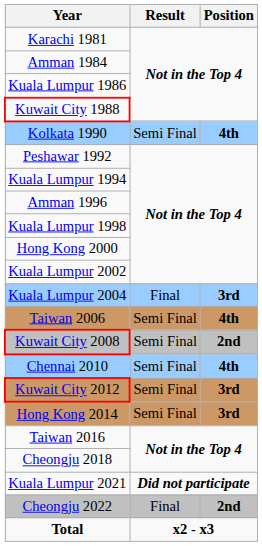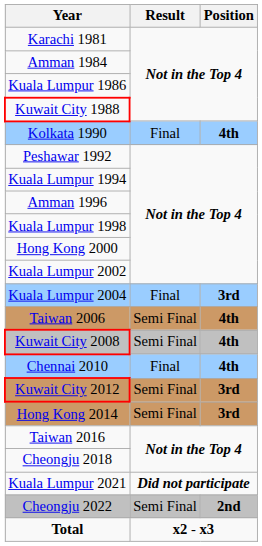(165, 133) Semi Final -> (165, 133) Final
(229, 342) 2nd -> (229, 342) 4th
(165, 366) Semi Final -> (165, 366) Final
(165, 506) Final -> (165, 506) Semi Final
